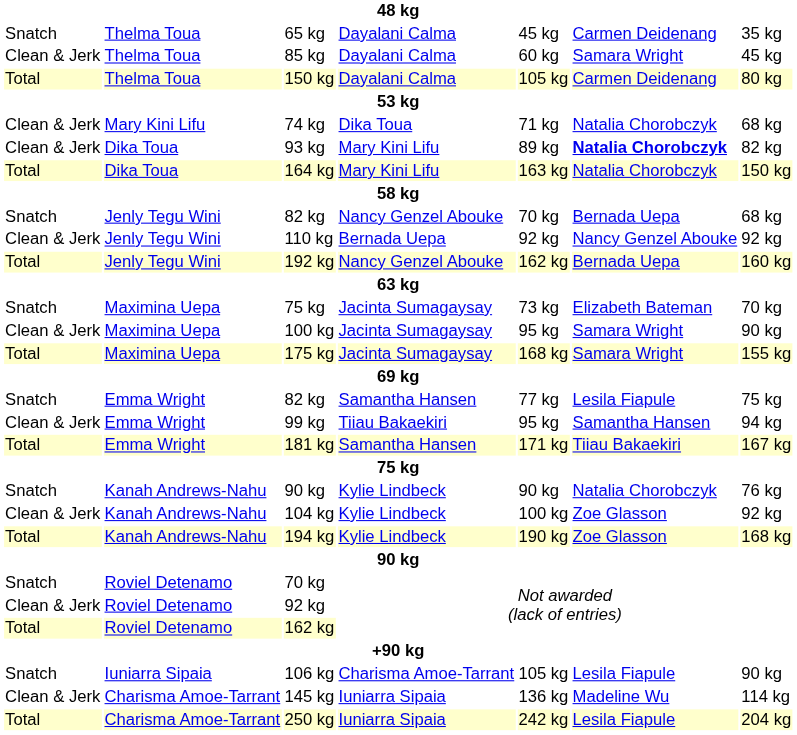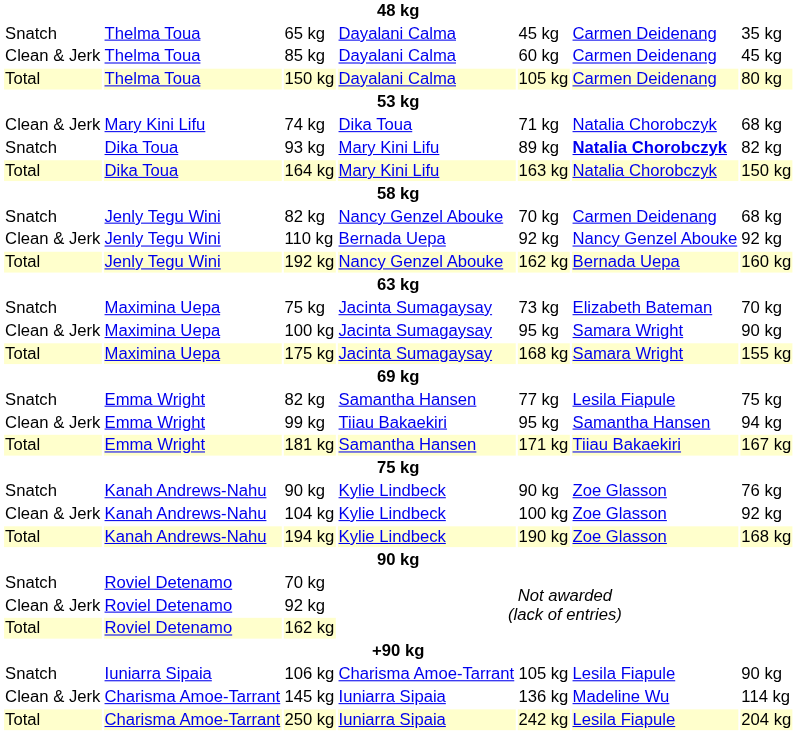(628, 56) Samara Wright -> (645, 56) Carmen Deidenang
(53, 147) Clean & Jerk -> (31, 147) Snatch
(626, 216) Bernada Uepa -> (645, 216) Carmen Deidenang
(645, 490) Natalia Chorobczyk -> (620, 490) Zoe Glasson
